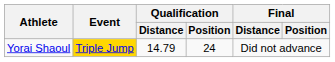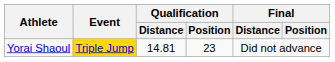(161, 48) 14.79 -> (161, 48) 14.81
(209, 48) 24 -> (209, 48) 23
